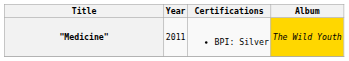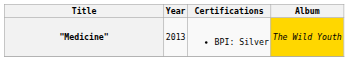(176, 37) 2011 -> (176, 37) 2013
